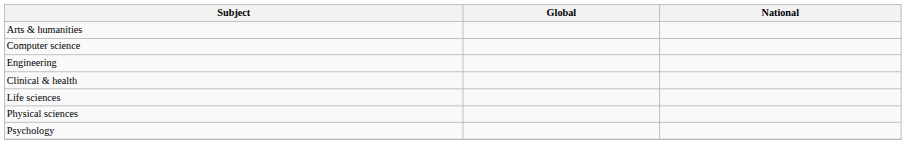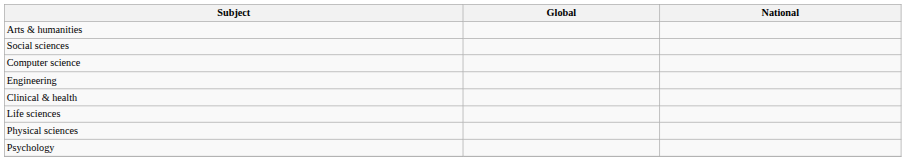+ row: (38, 47)
